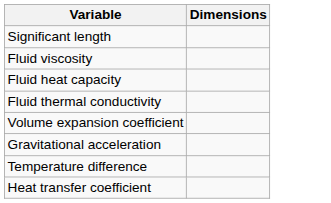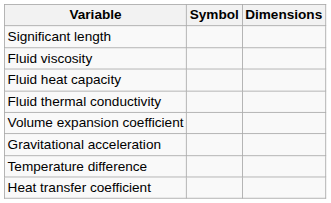+ column: (214, 15)
